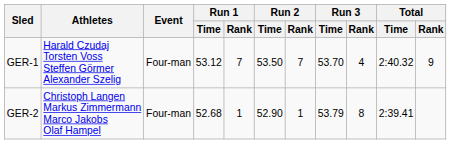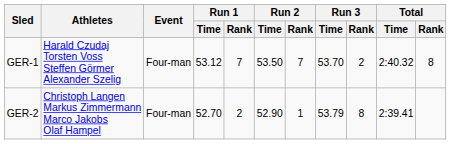(361, 63) 4 -> (361, 63) 2
(431, 63) 9 -> (431, 63) 8
(209, 114) 52.68 -> (209, 114) 52.70
(239, 114) 1 -> (239, 114) 2
